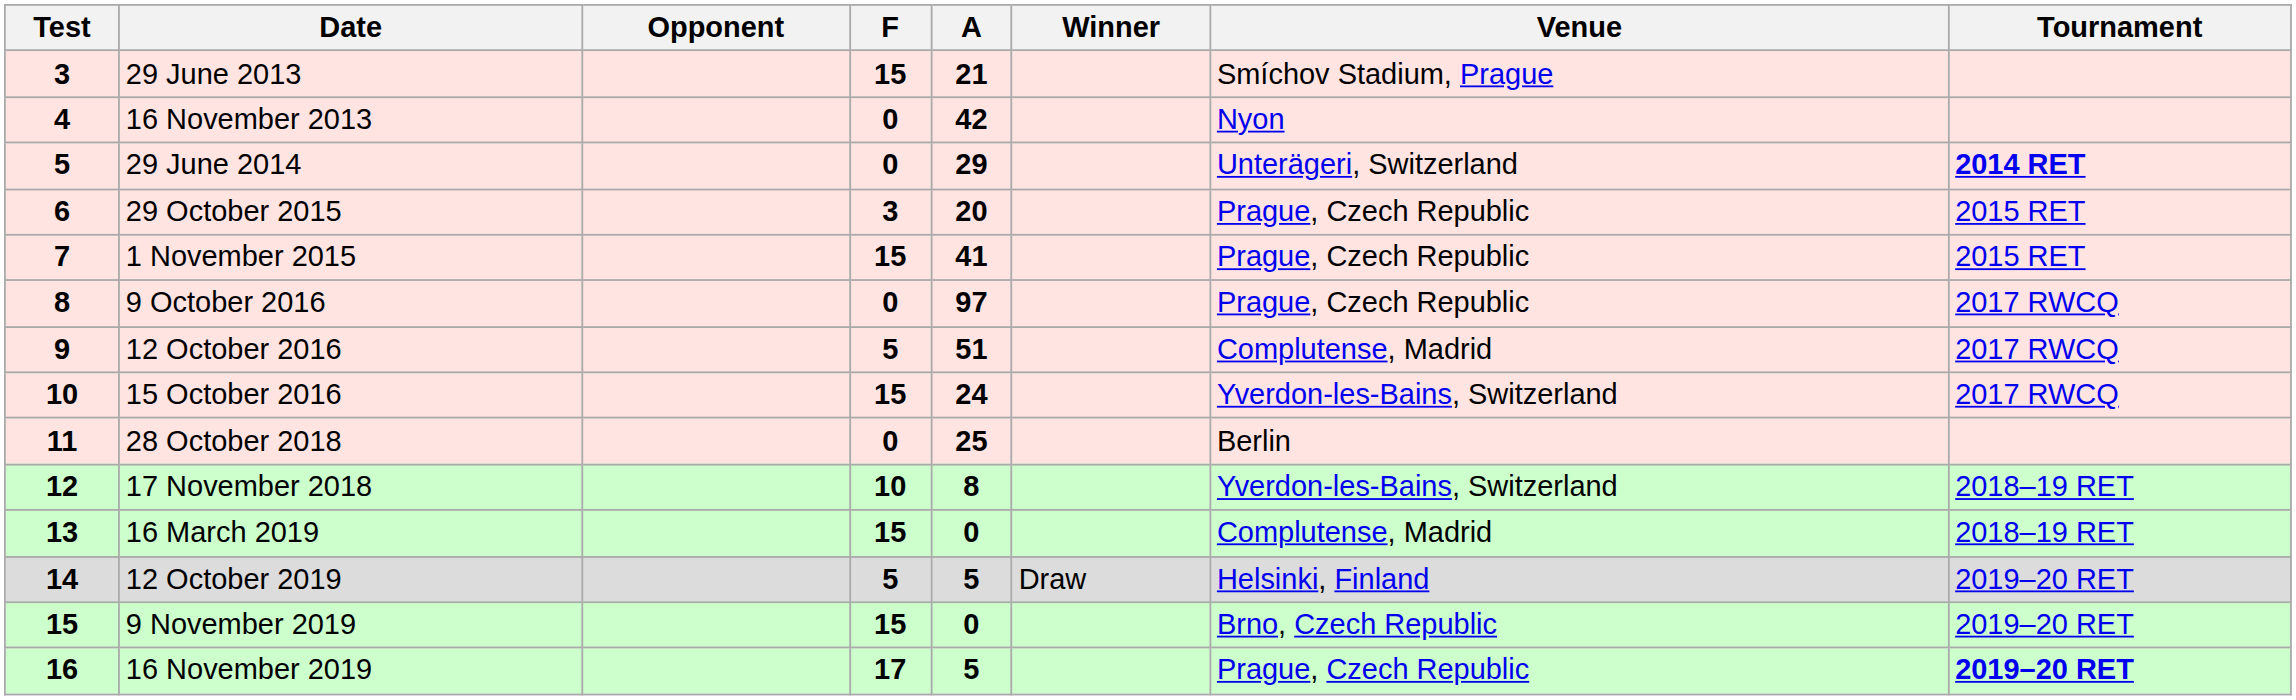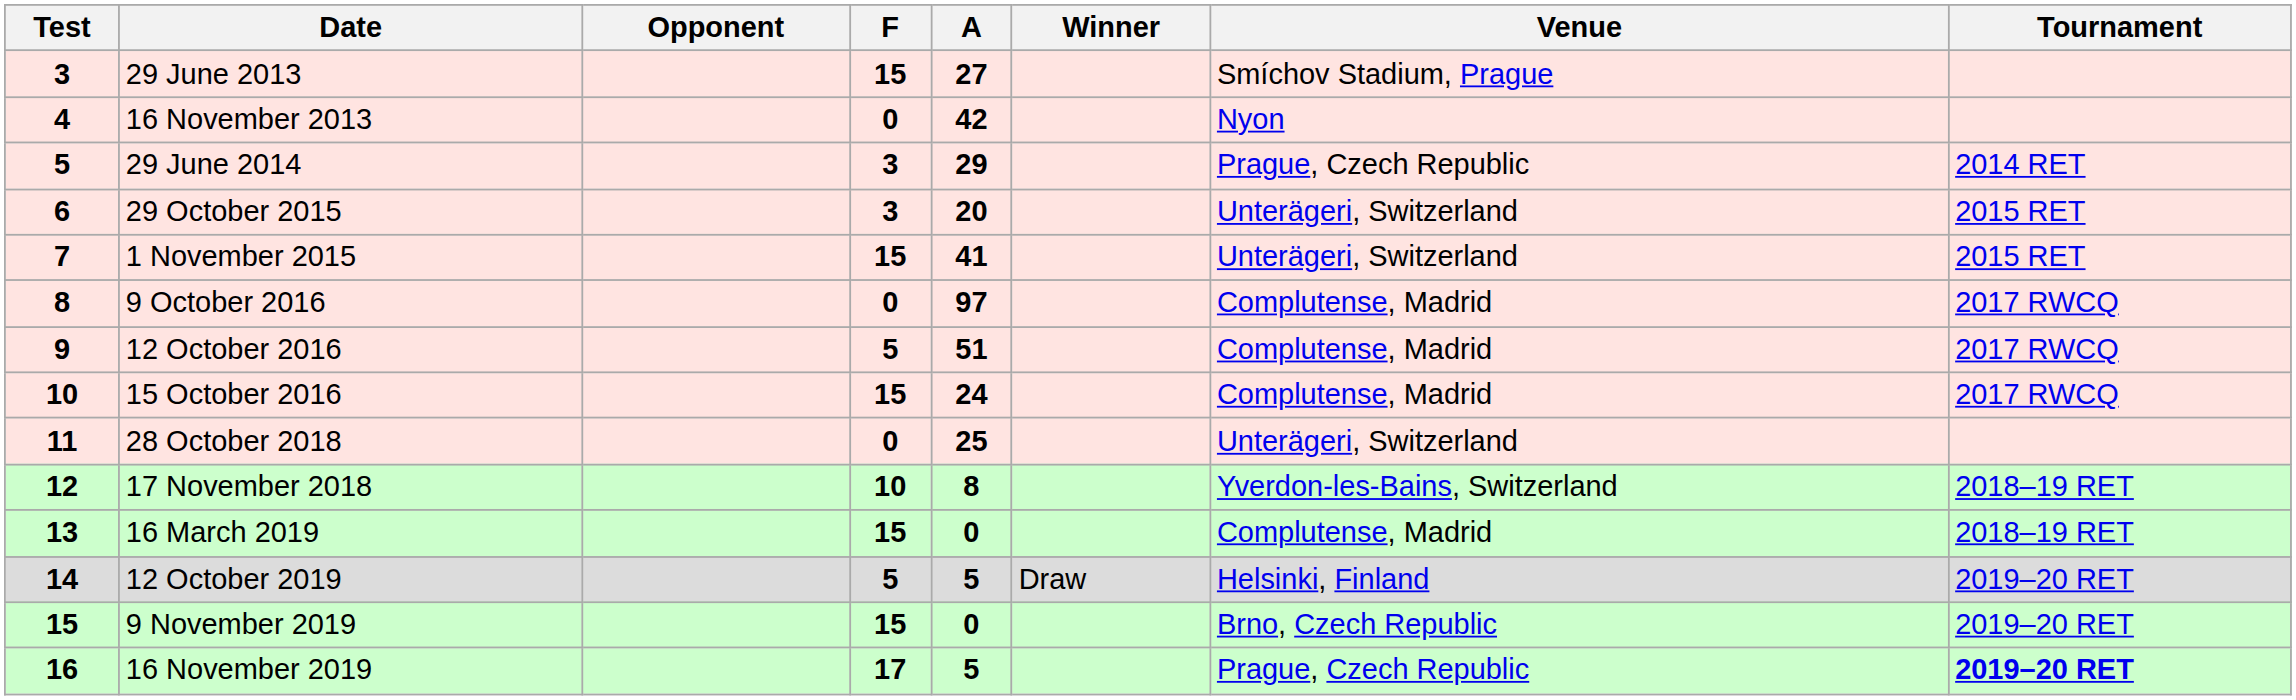(971, 73) 21 -> (971, 73) 27
(890, 165) 0 -> (890, 165) 3
(1367, 165) Unterägeri, Switzerland -> (1373, 165) Prague, Czech Republic
(2020, 165) bold -> (2020, 165) normal
(1373, 211) Prague, Czech Republic -> (1367, 211) Unterägeri, Switzerland
(1373, 257) Prague, Czech Republic -> (1367, 257) Unterägeri, Switzerland
(1373, 303) Prague, Czech Republic -> (1355, 303) Complutense, Madrid
(1417, 394) Yverdon-les-Bains, Switzerland -> (1355, 394) Complutense, Madrid
(1254, 440) Berlin -> (1367, 440) Unterägeri, Switzerland
